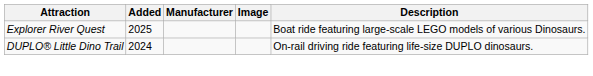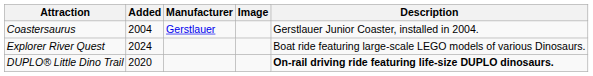+ row: (41, 29)
(140, 29) 2025 -> (140, 46) 2024
(140, 46) 2024 -> (140, 63) 2020
(403, 46) normal -> (413, 63) bold
